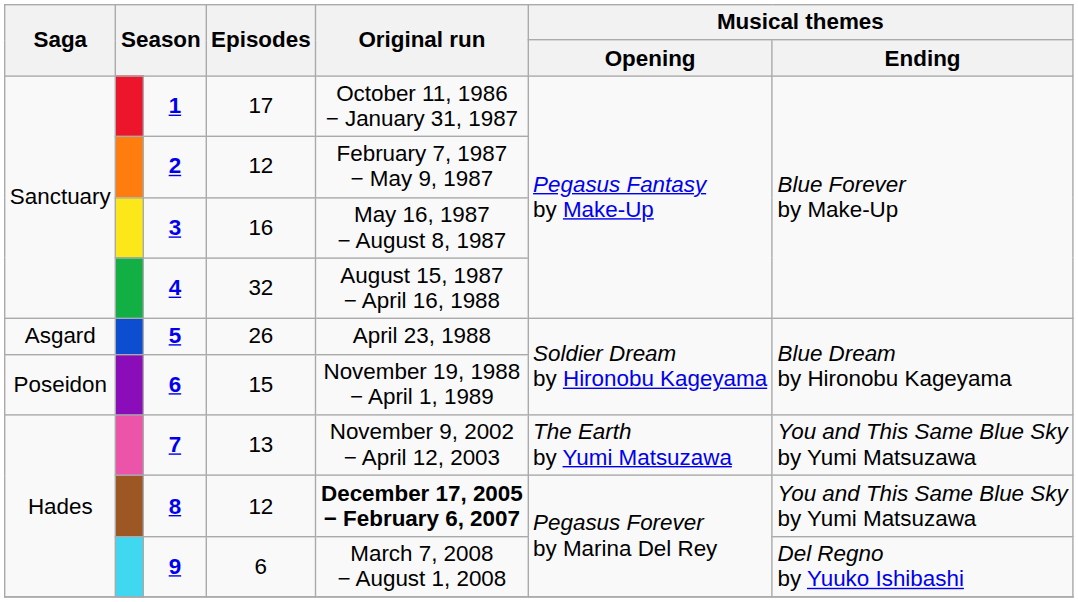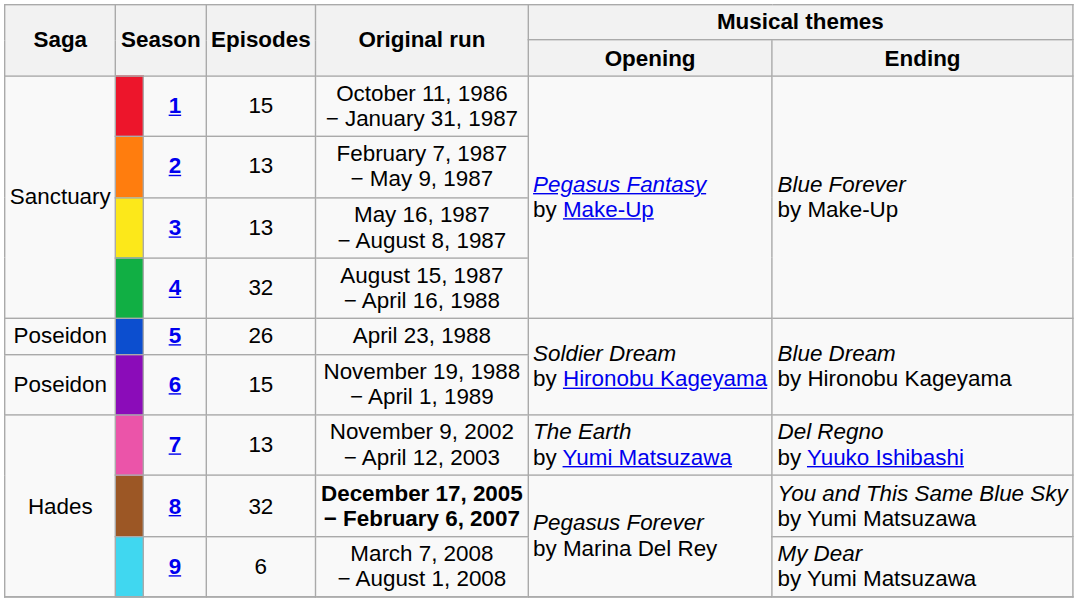(261, 105) 17 -> (261, 105) 15
(261, 166) 12 -> (261, 166) 13
(261, 227) 16 -> (261, 227) 13
(60, 336) Asgard -> (60, 336) Poseidon
(923, 445) You and This Same Blue Sky by Yumi Matsuzawa -> (871, 445) Del Regno by Yuuko Ishibashi
(261, 505) 12 -> (261, 505) 32
(871, 566) Del Regno by Yuuko Ishibashi -> (877, 566) My Dear by Yumi Matsuzawa
